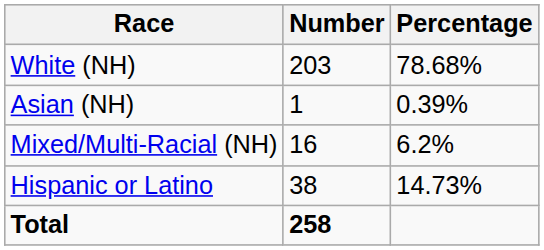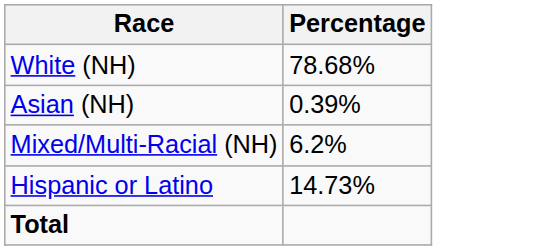- column: (337, 24)
